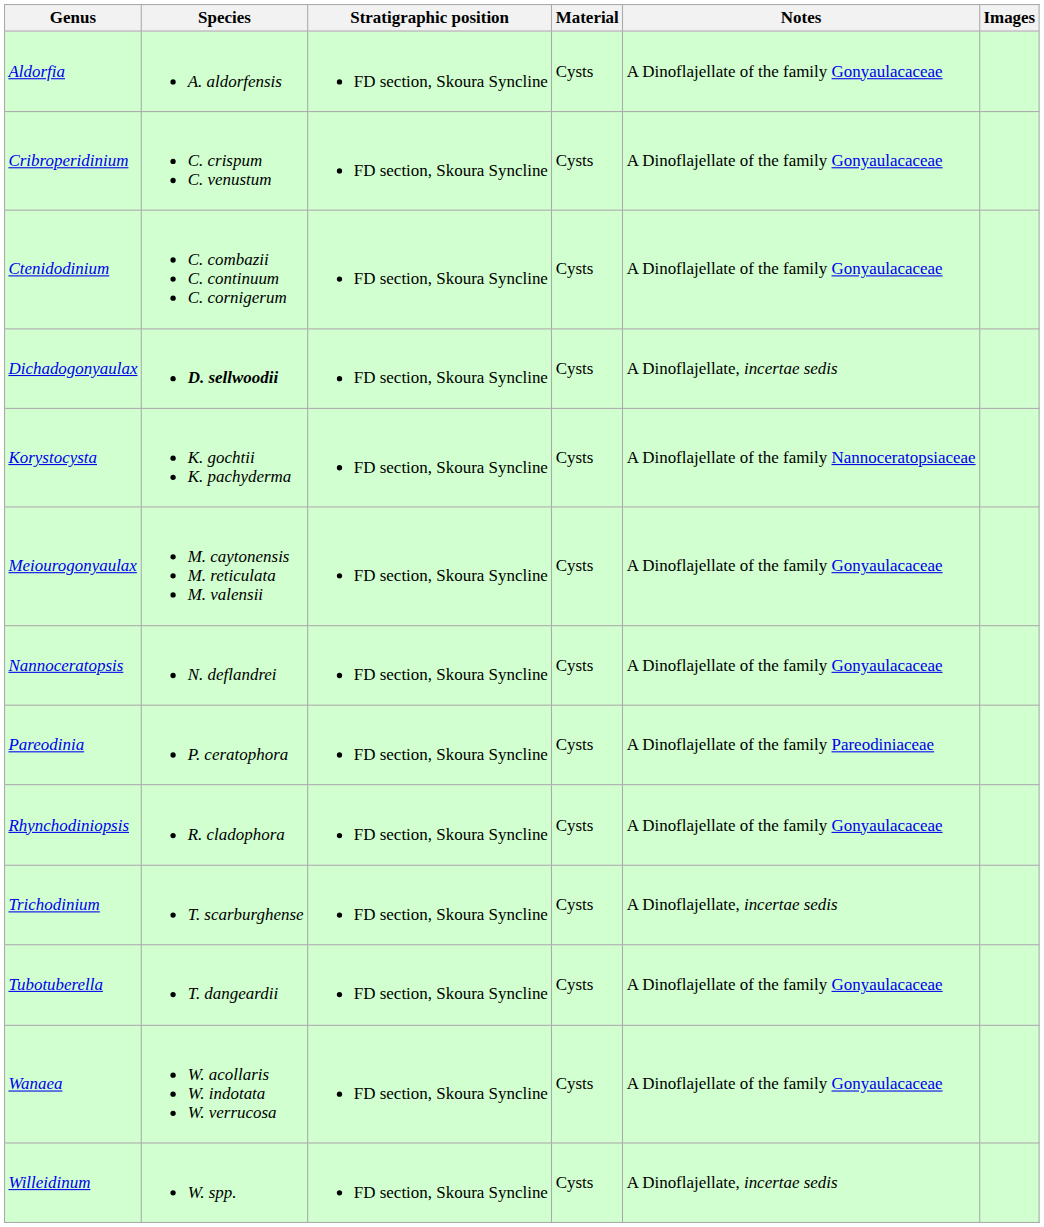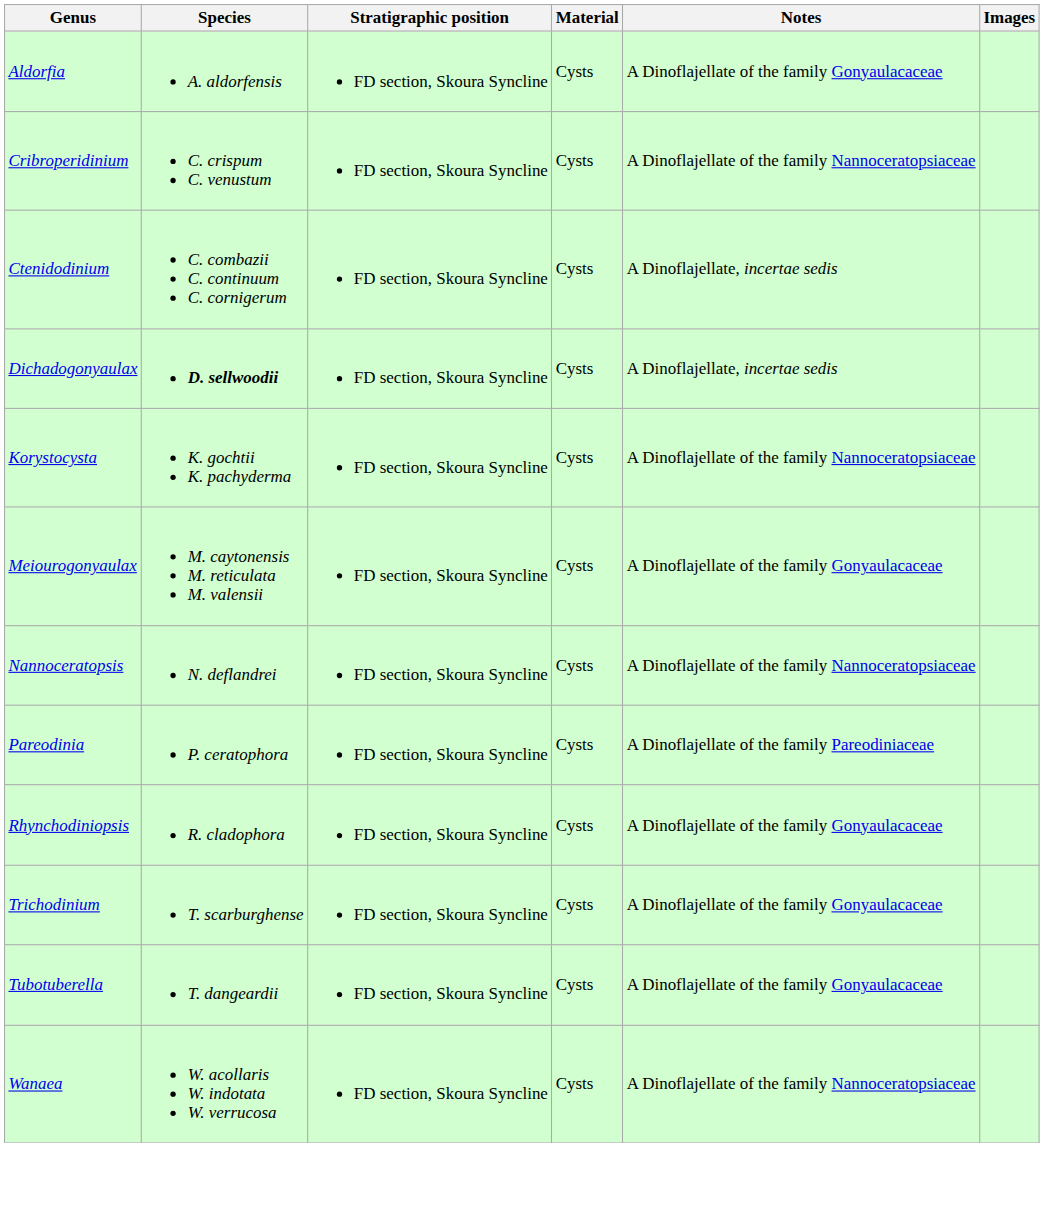(785, 160) A Dinoflajellate of the family Gonyaulacaceae -> (801, 160) A Dinoflajellate of the family Nannoceratopsiaceae
(785, 269) A Dinoflajellate of the family Gonyaulacaceae -> (732, 269) A Dinoflajellate, incertae sedis
(785, 665) A Dinoflajellate of the family Gonyaulacaceae -> (801, 665) A Dinoflajellate of the family Nannoceratopsiaceae
(732, 904) A Dinoflajellate, incertae sedis -> (785, 904) A Dinoflajellate of the family Gonyaulacaceae
(785, 1083) A Dinoflajellate of the family Gonyaulacaceae -> (801, 1083) A Dinoflajellate of the family Nannoceratopsiaceae
- row: (49, 1182)
